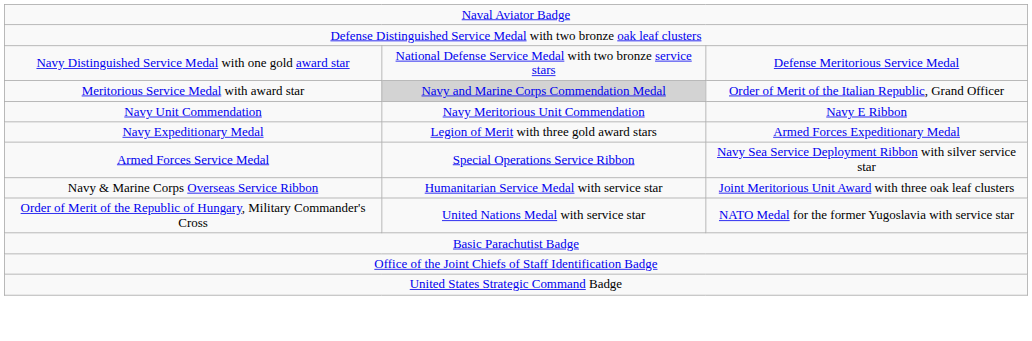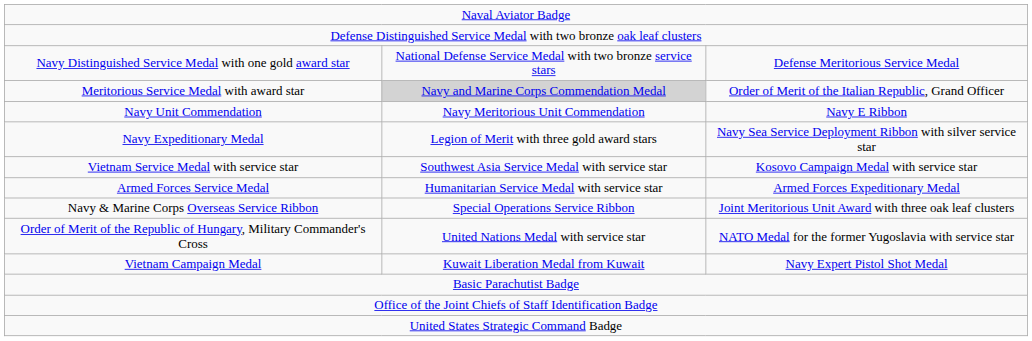(867, 132) Armed Forces Expeditionary Medal -> (867, 139) Navy Sea Service Deployment Ribbon with silver service star
+ row: (193, 167)
(544, 159) Special Operations Service Ribbon -> (544, 187) Humanitarian Service Medal with service star
(867, 159) Navy Sea Service Deployment Ribbon with silver service star -> (867, 187) Armed Forces Expeditionary Medal
(544, 187) Humanitarian Service Medal with service star -> (544, 208) Special Operations Service Ribbon
+ row: (193, 264)
